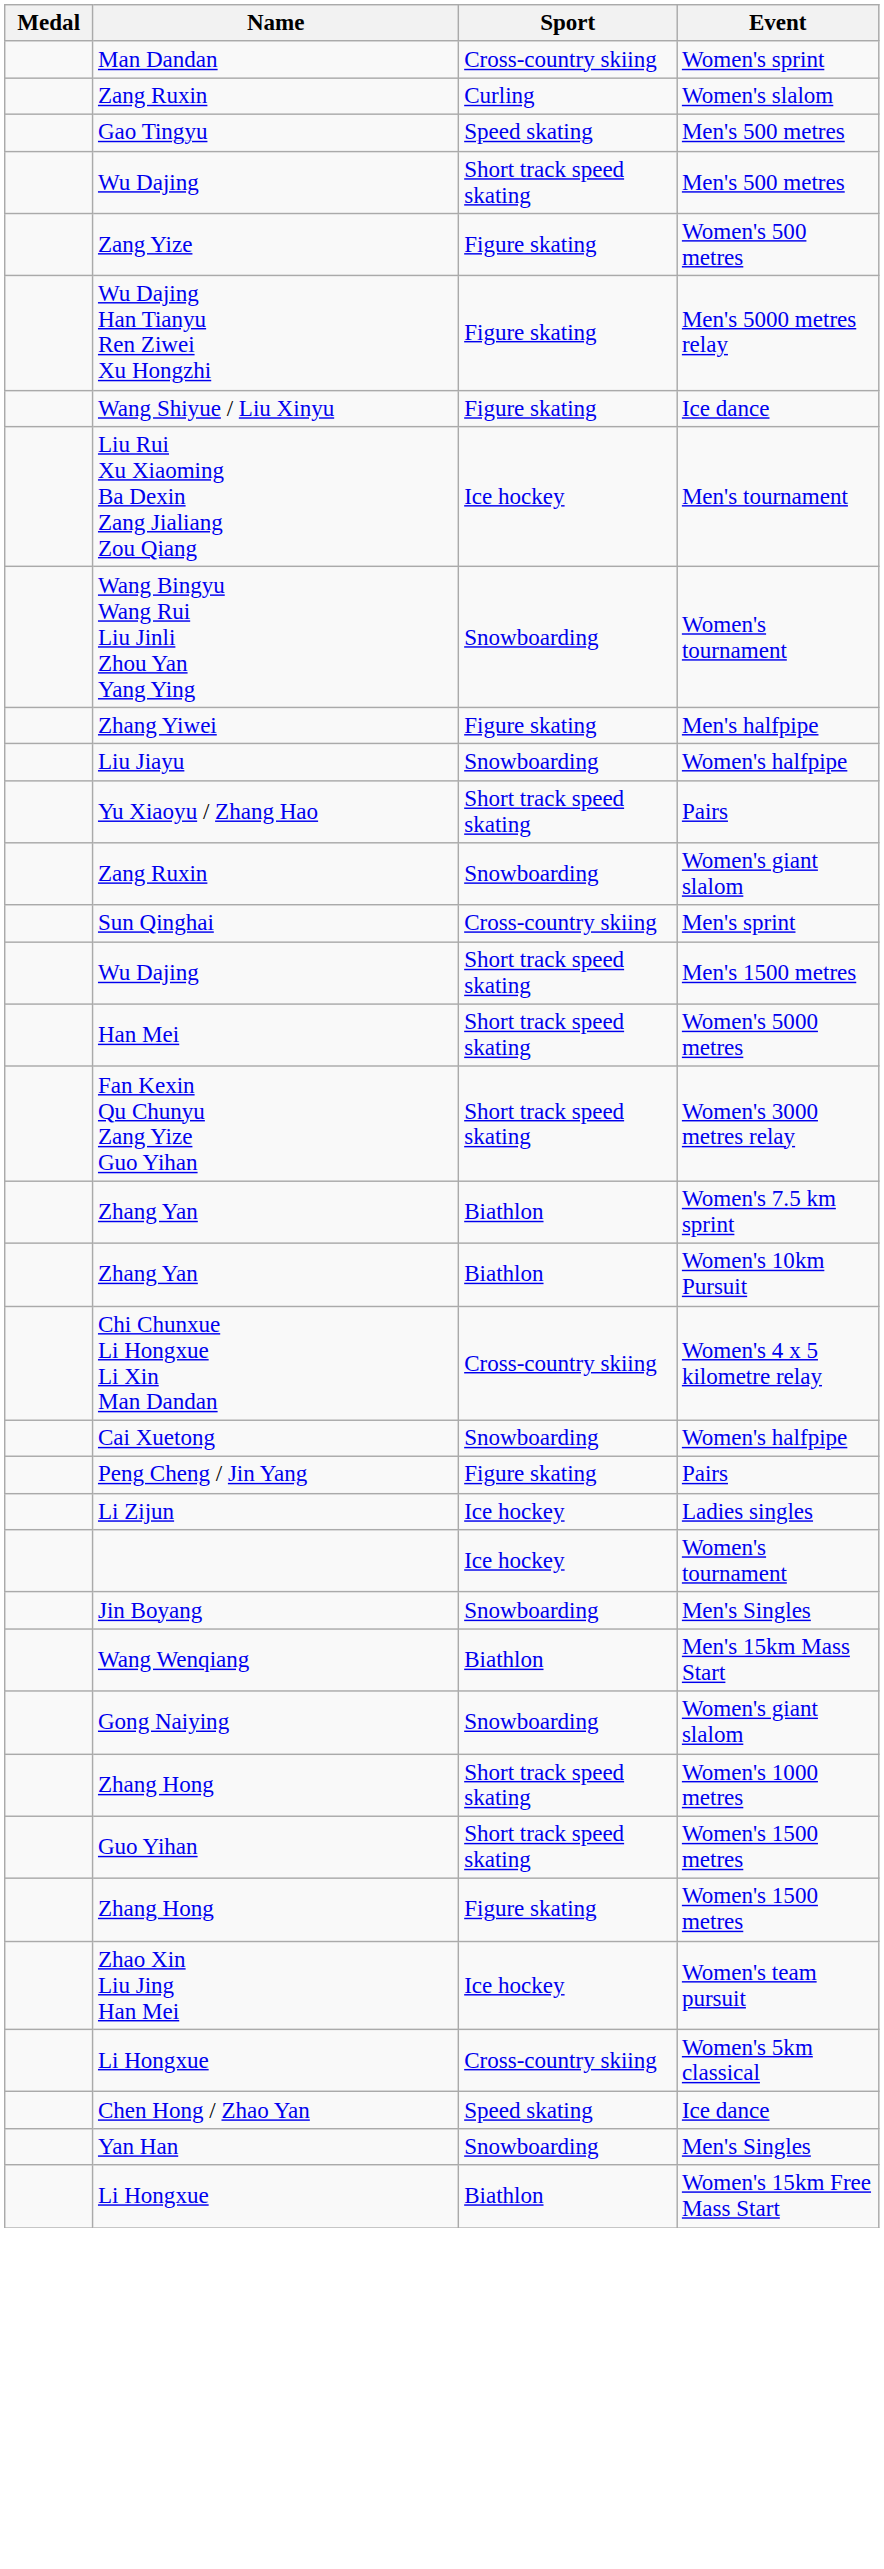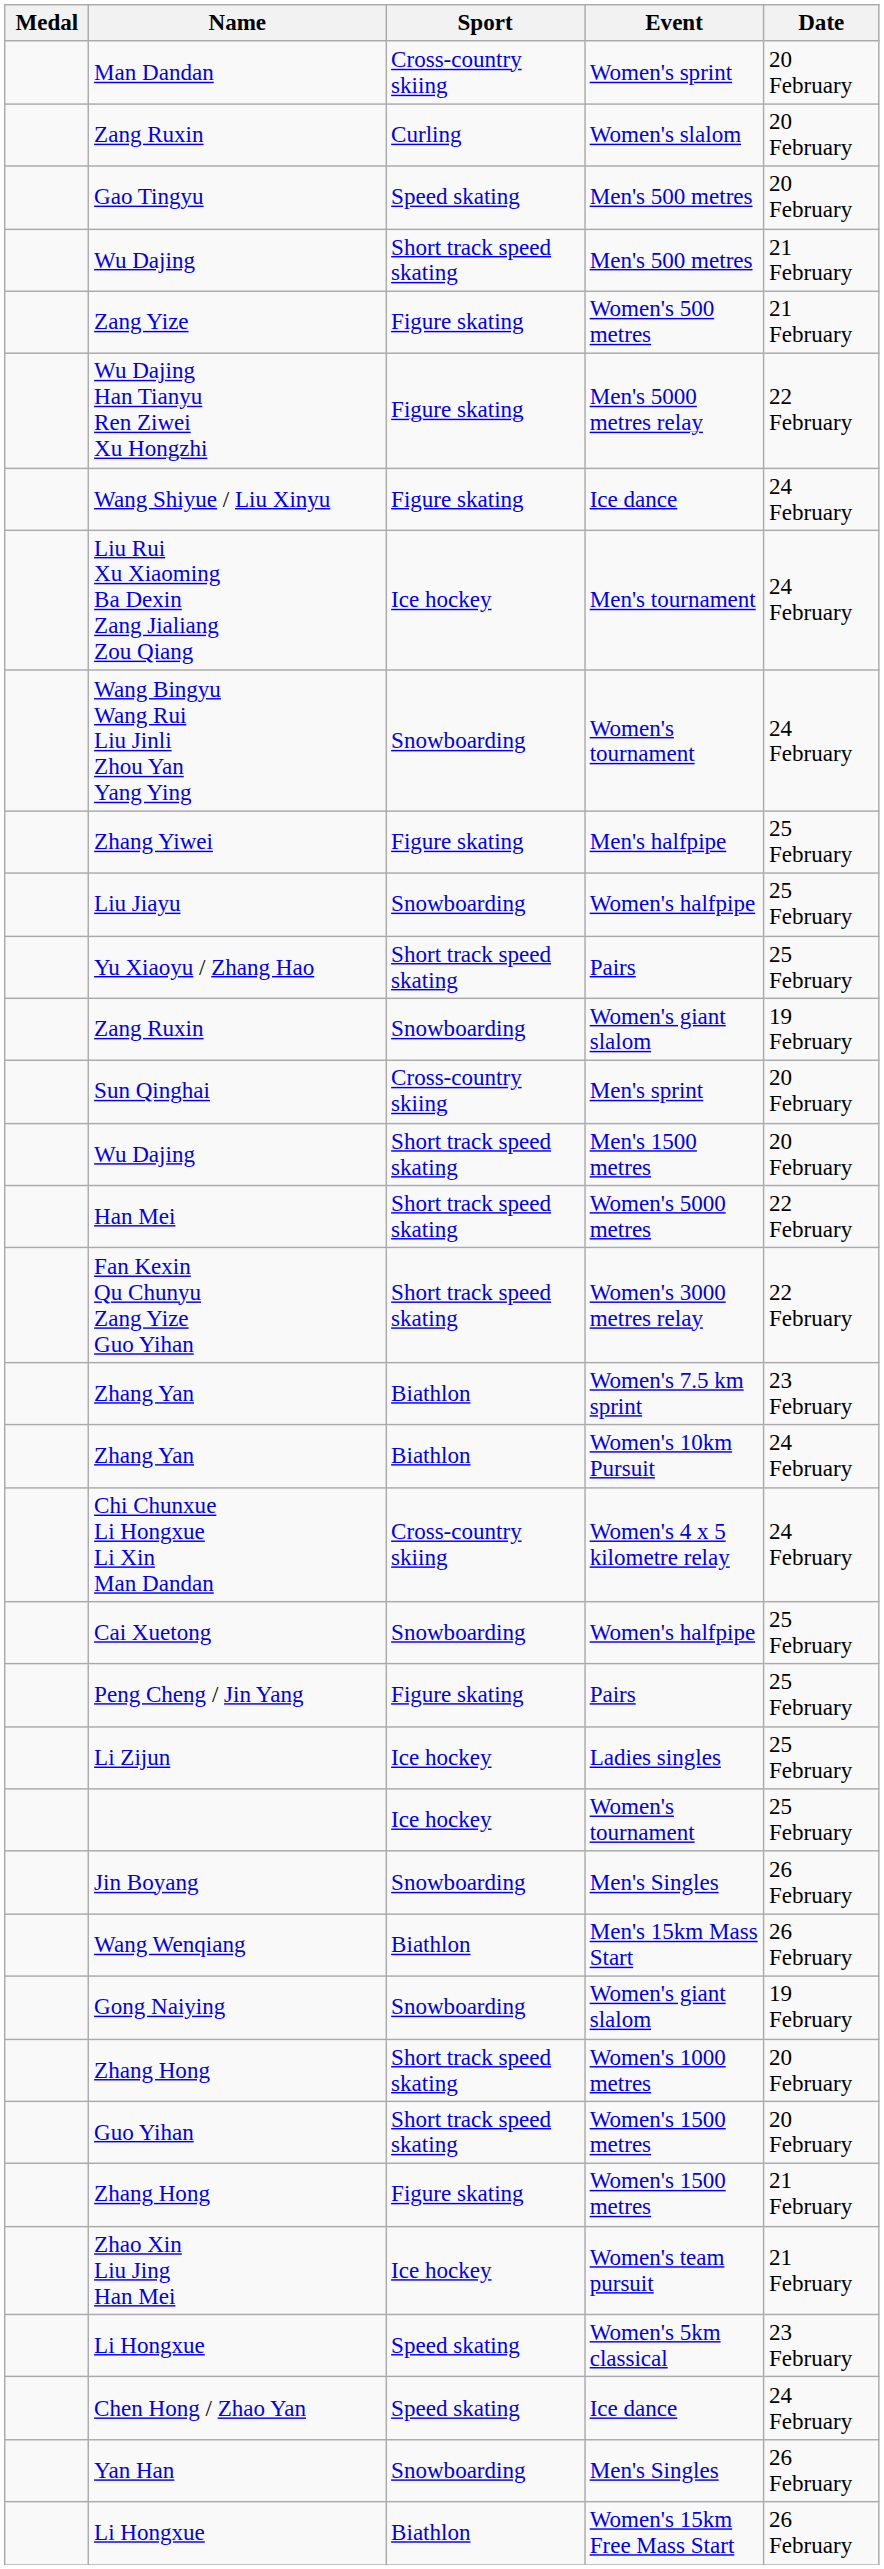+ column: (821, 22)
(560, 2060) Cross-country skiing -> (455, 2345) Speed skating
